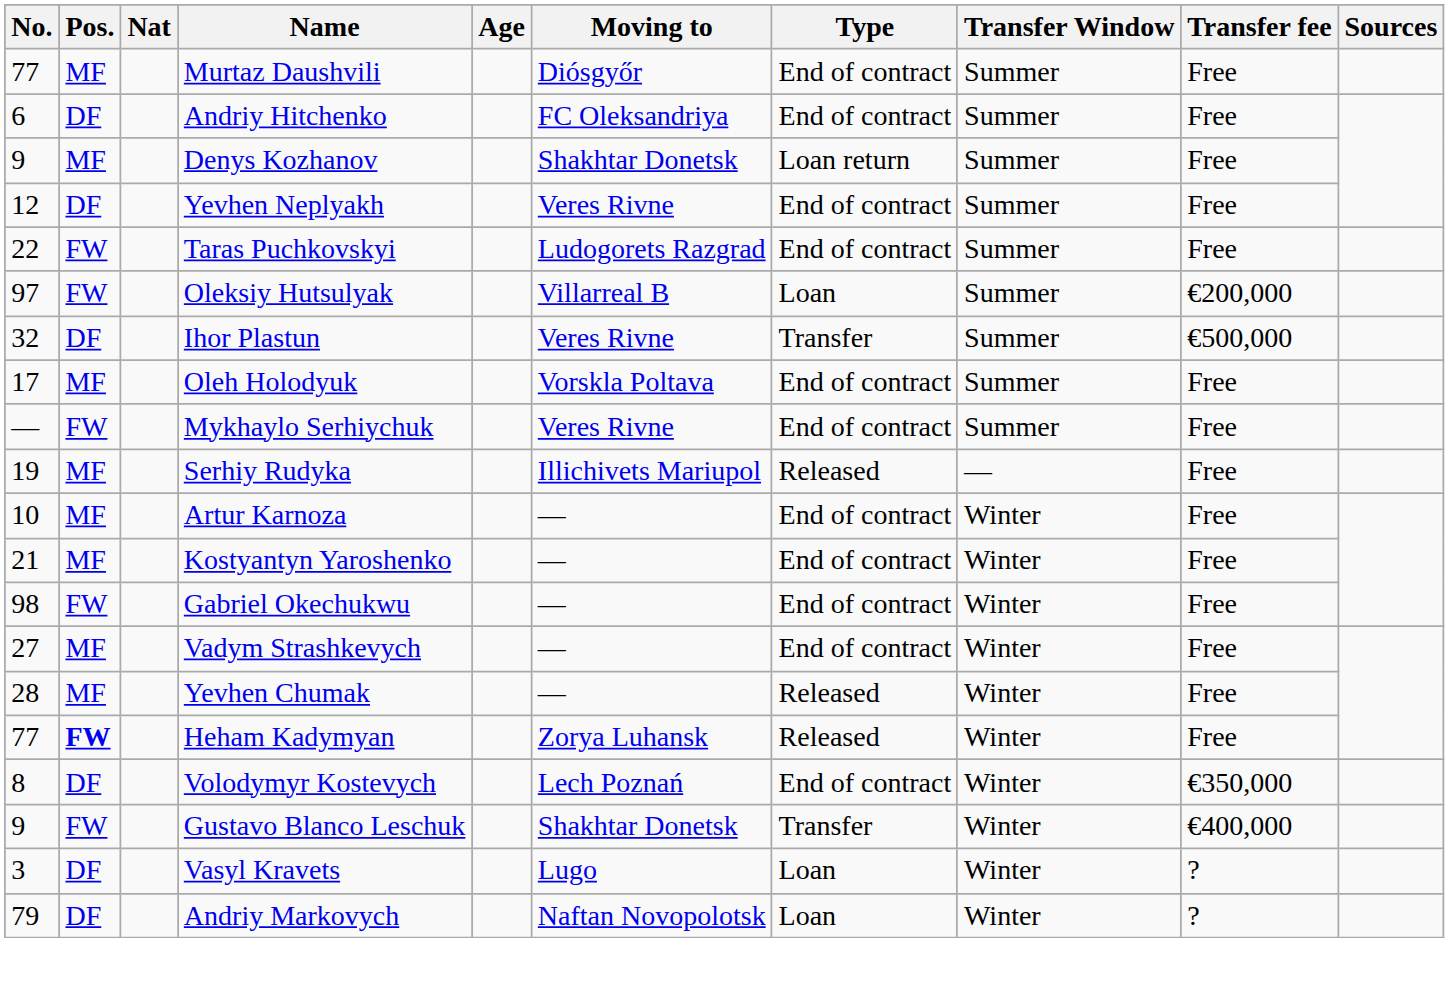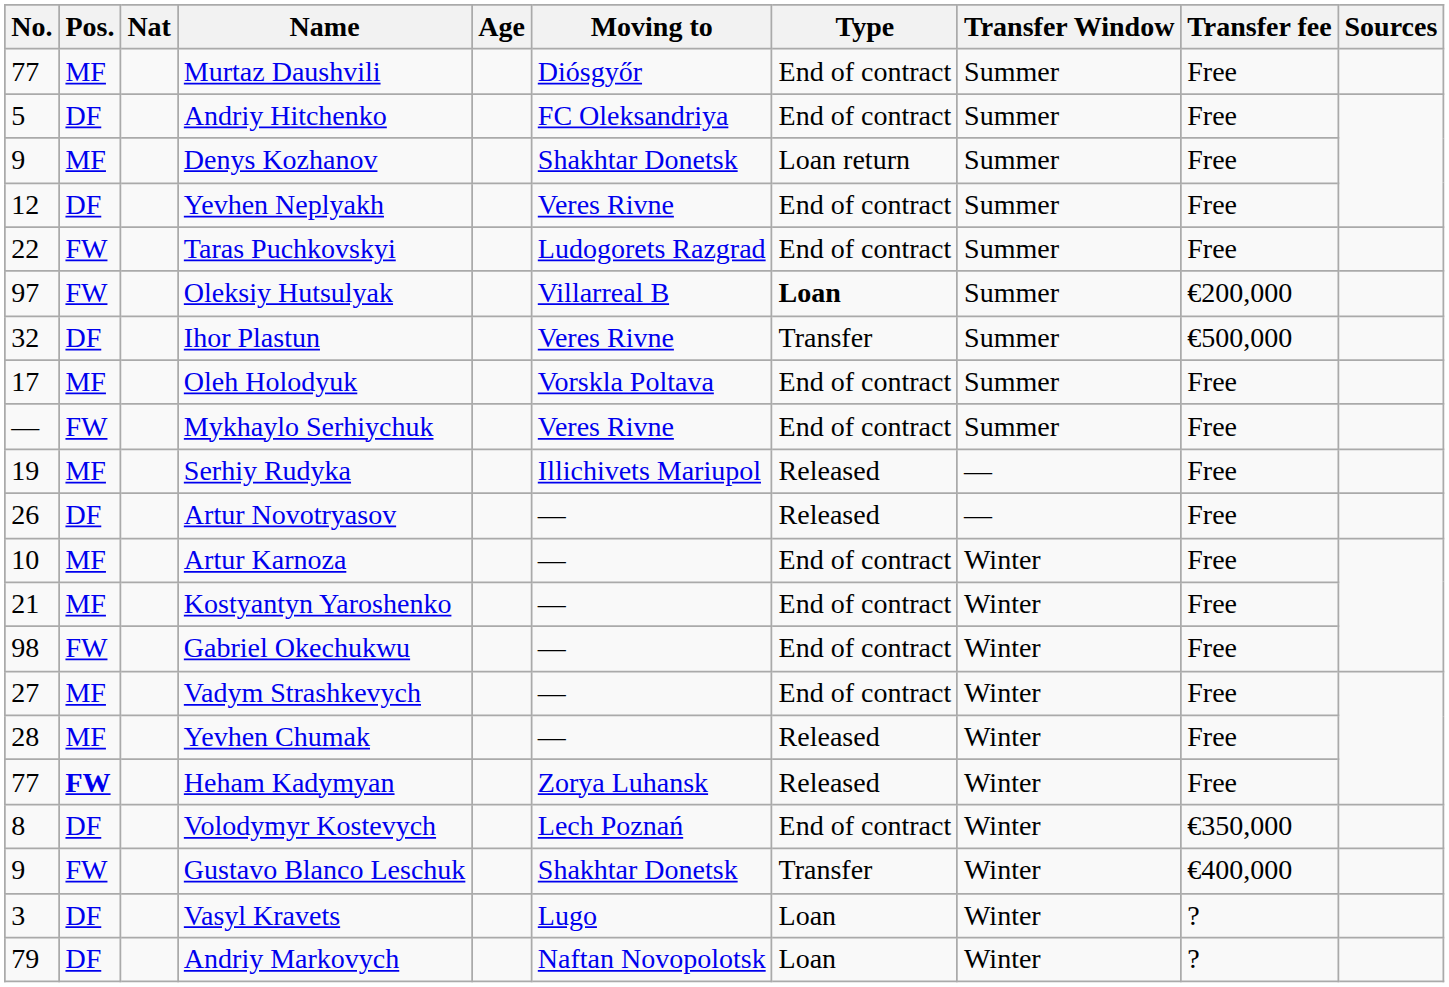(18, 115) 6 -> (18, 115) 5
(807, 293) normal -> (810, 293) bold
+ row: (290, 515)
